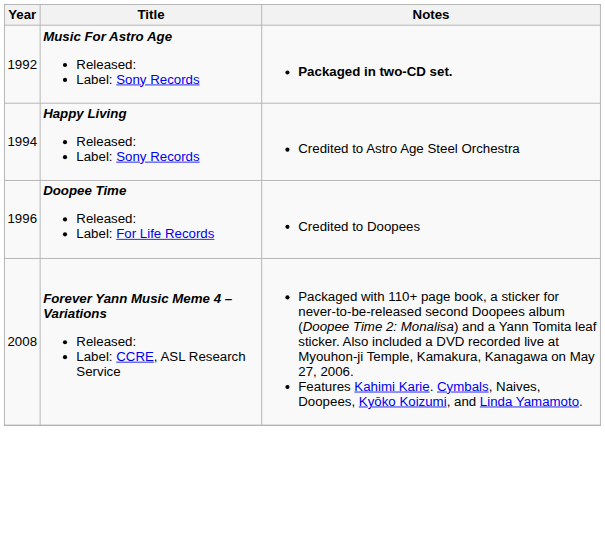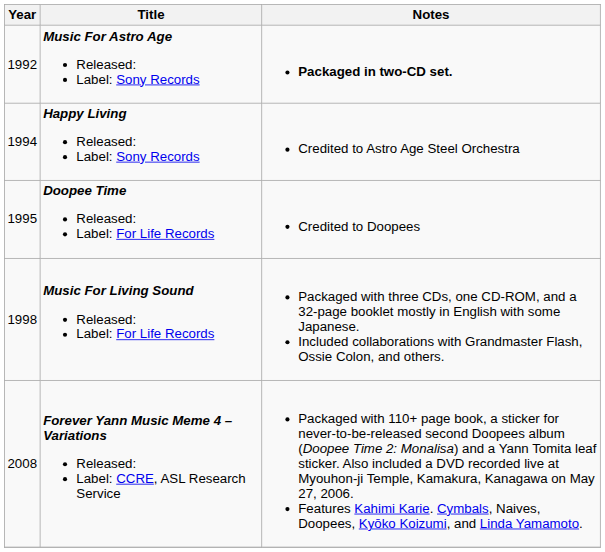(22, 219) 1996 -> (22, 219) 1995
+ row: (151, 313)
